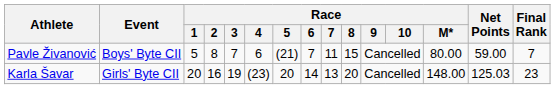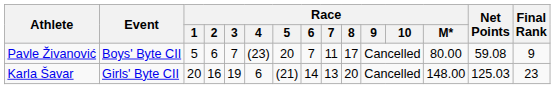(214, 54) 8 -> (214, 54) 6
(258, 54) 6 -> (258, 54) (23)
(287, 54) (21) -> (287, 54) 20
(351, 54) 15 -> (351, 54) 17
(491, 54) 59.00 -> (491, 54) 59.08
(531, 54) 7 -> (531, 54) 9
(258, 74) (23) -> (258, 74) 6
(287, 74) 20 -> (287, 74) (21)
